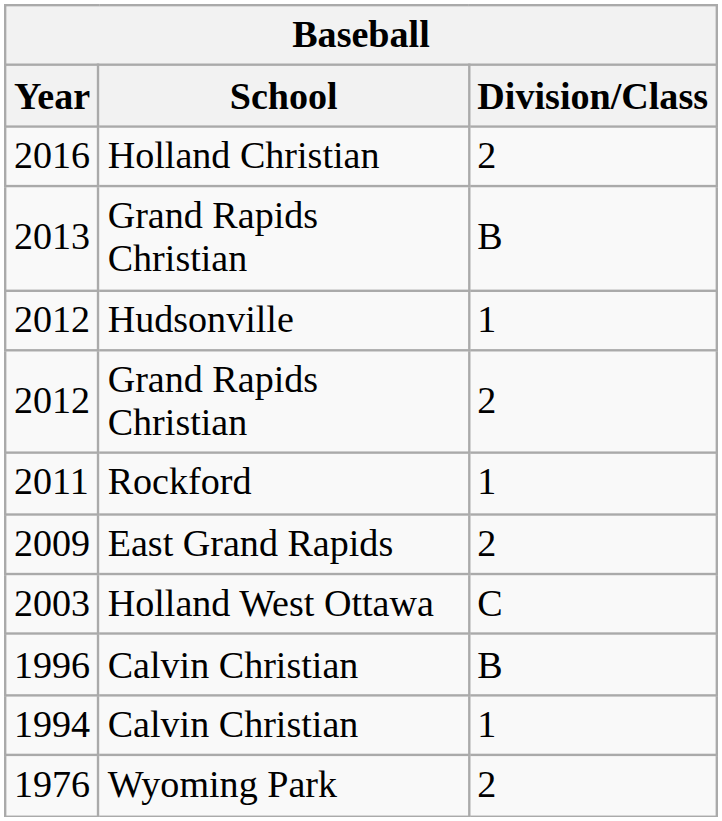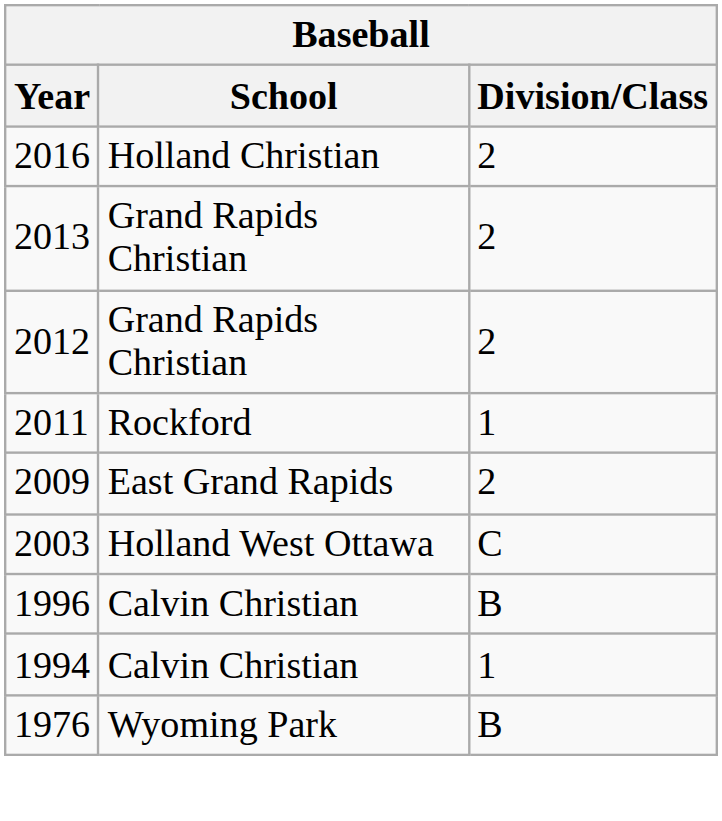(490, 237) B -> (487, 237) 2
- row: (52, 319)
(487, 784) 2 -> (490, 724) B
